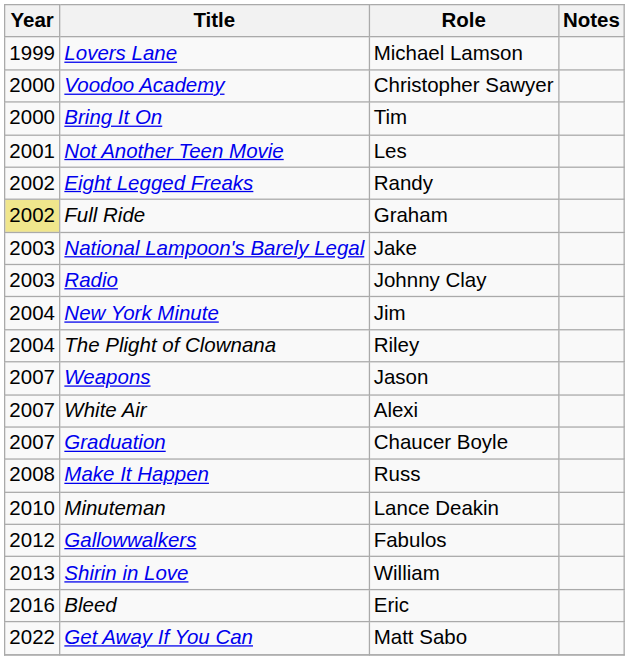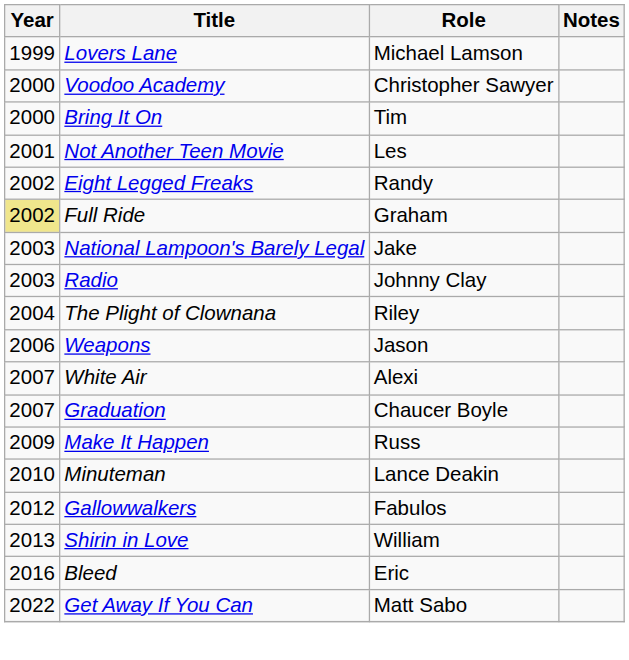- row: (142, 313)
(32, 378) 2007 -> (32, 345) 2006
(32, 475) 2008 -> (32, 442) 2009
